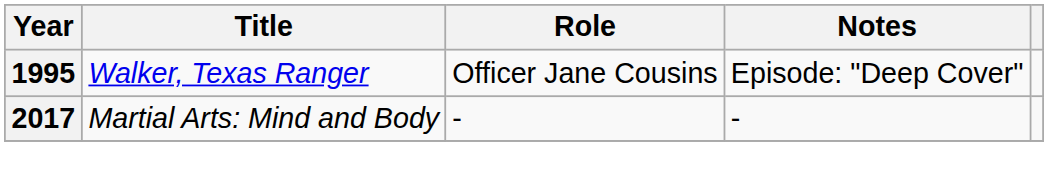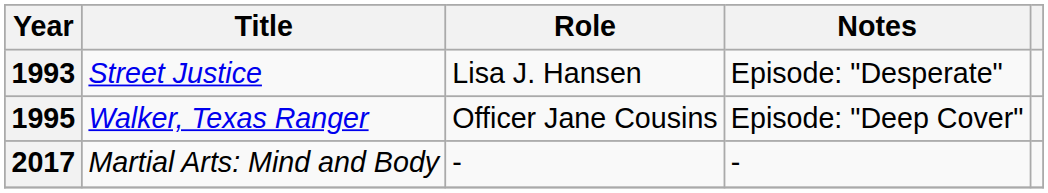+ row: (43, 72)
